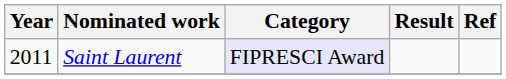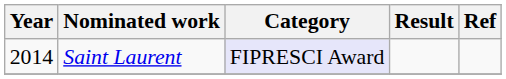(31, 56) 2011 -> (31, 56) 2014
